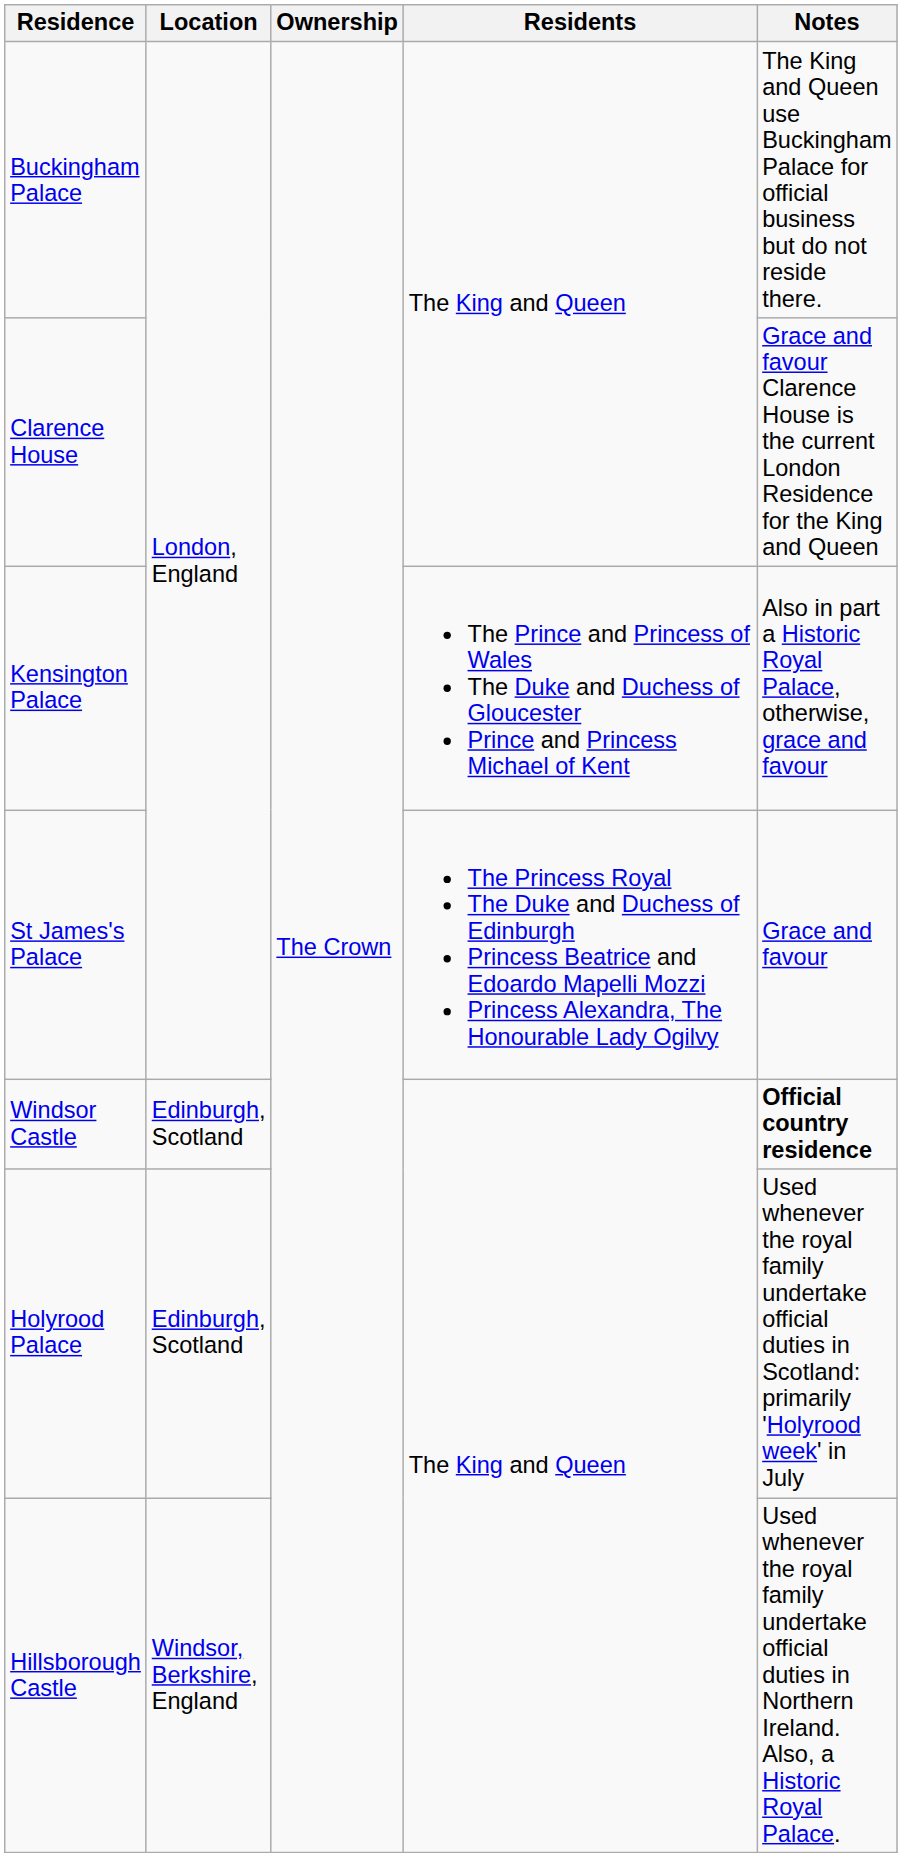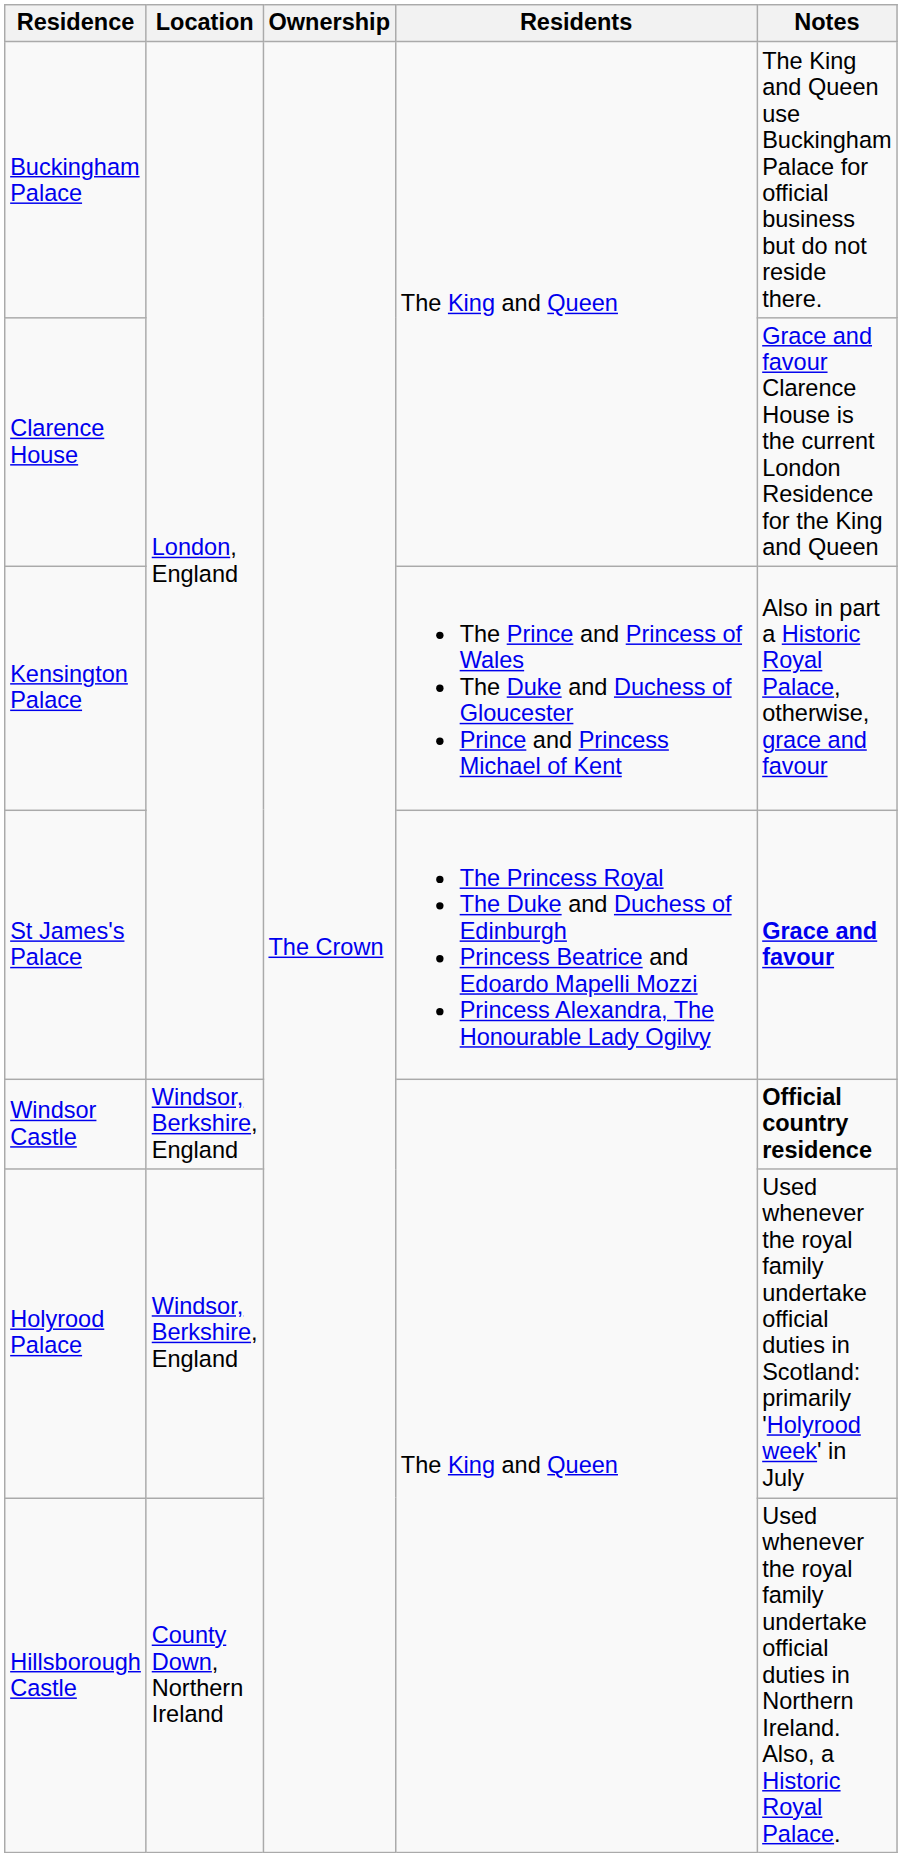(817, 944) normal -> (820, 944) bold
(209, 1123) Edinburgh, Scotland -> (205, 1123) Windsor, Berkshire, England
(209, 1333) Edinburgh, Scotland -> (205, 1333) Windsor, Berkshire, England
(205, 1674) Windsor, Berkshire, England -> (197, 1674) County Down, Northern Ireland
